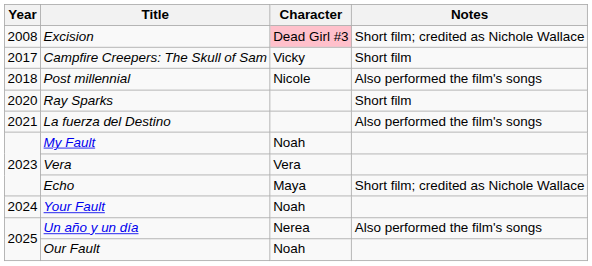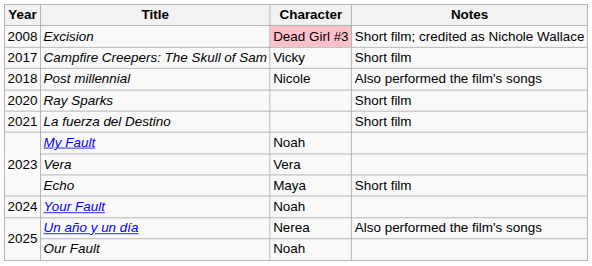(448, 121) Also performed the film's songs -> (383, 121) Short film
(470, 185) Short film; credited as Nichole Wallace -> (383, 185) Short film
